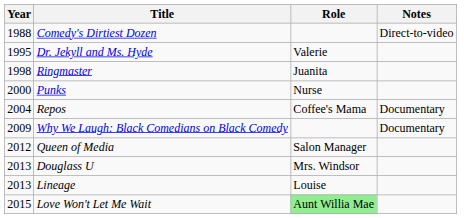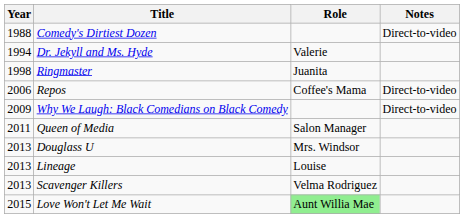(19, 52) 1995 -> (19, 52) 1994
- row: (51, 90)
(19, 109) 2004 -> (19, 90) 2006
(412, 109) Documentary -> (420, 90) Direct-to-video
(412, 128) Documentary -> (420, 109) Direct-to-video
(19, 147) 2012 -> (19, 128) 2011
+ row: (79, 185)
